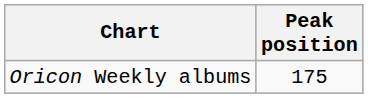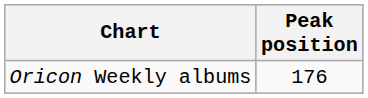(309, 77) 175 -> (309, 77) 176
